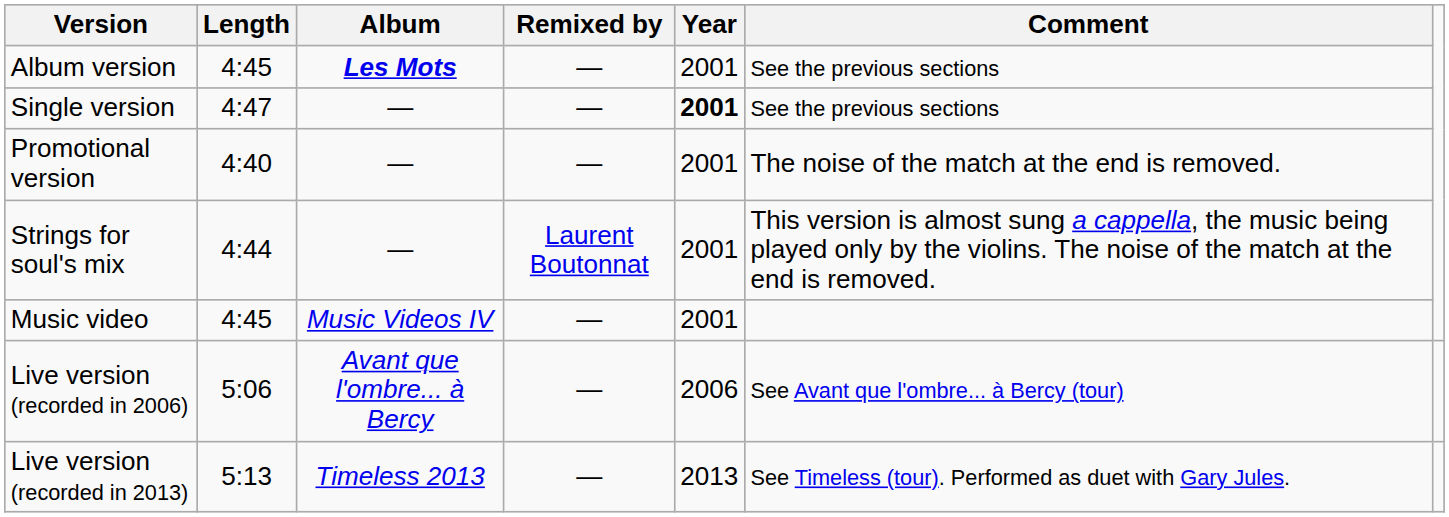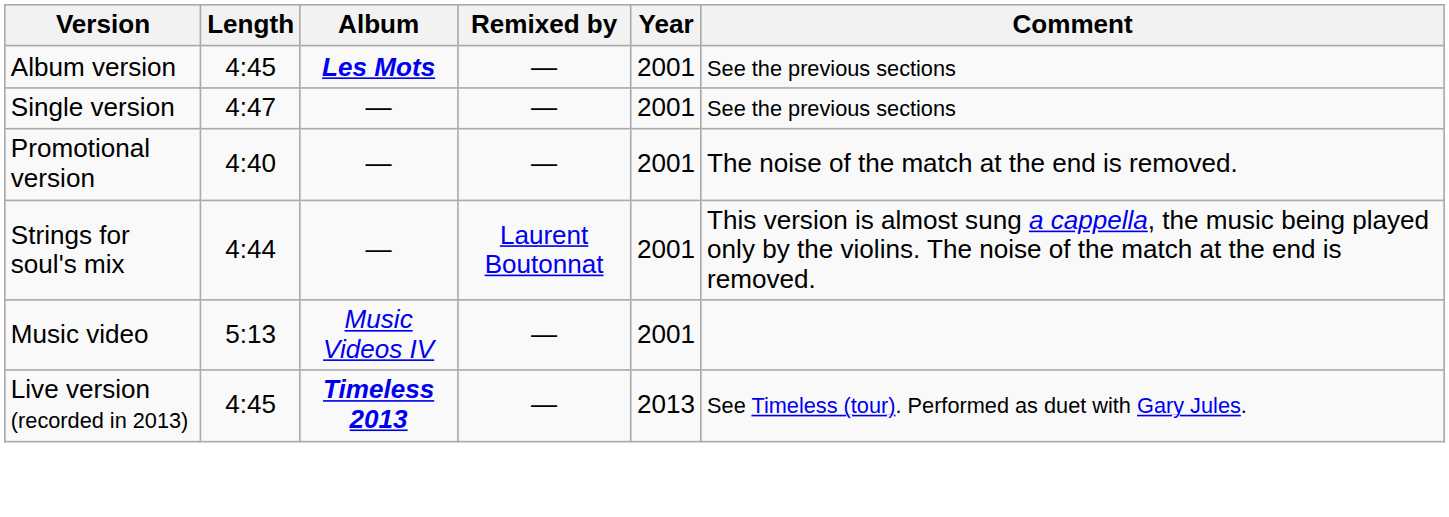(709, 107) bold -> (666, 107) normal
(247, 320) 4:45 -> (251, 334) 5:13
- row: (100, 390)
(247, 476) 5:13 -> (251, 405) 4:45
(400, 476) normal -> (379, 405) bold
